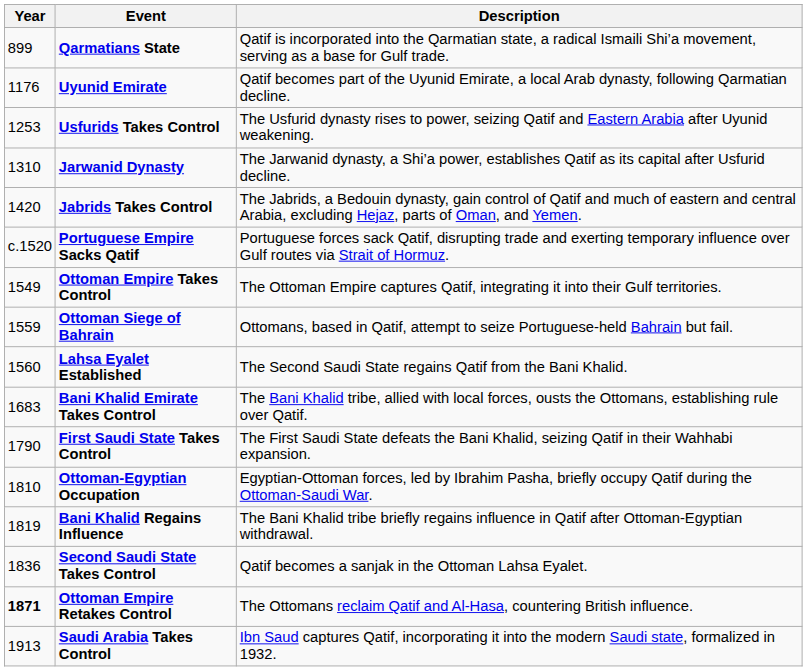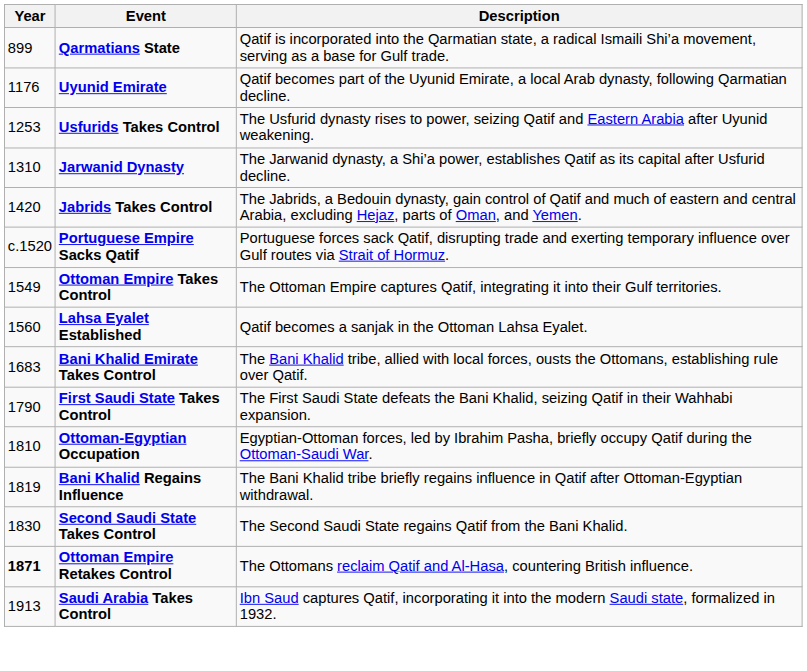- row: (120, 327)
(434, 367) The Second Saudi State regains Qatif from the Bani Khalid. -> (414, 327) Qatif becomes a sanjak in the Ottoman Lahsa Eyalet.
(24, 566) 1836 -> (24, 526) 1830
(414, 566) Qatif becomes a sanjak in the Ottoman Lahsa Eyalet. -> (434, 526) The Second Saudi State regains Qatif from the Bani Khalid.
